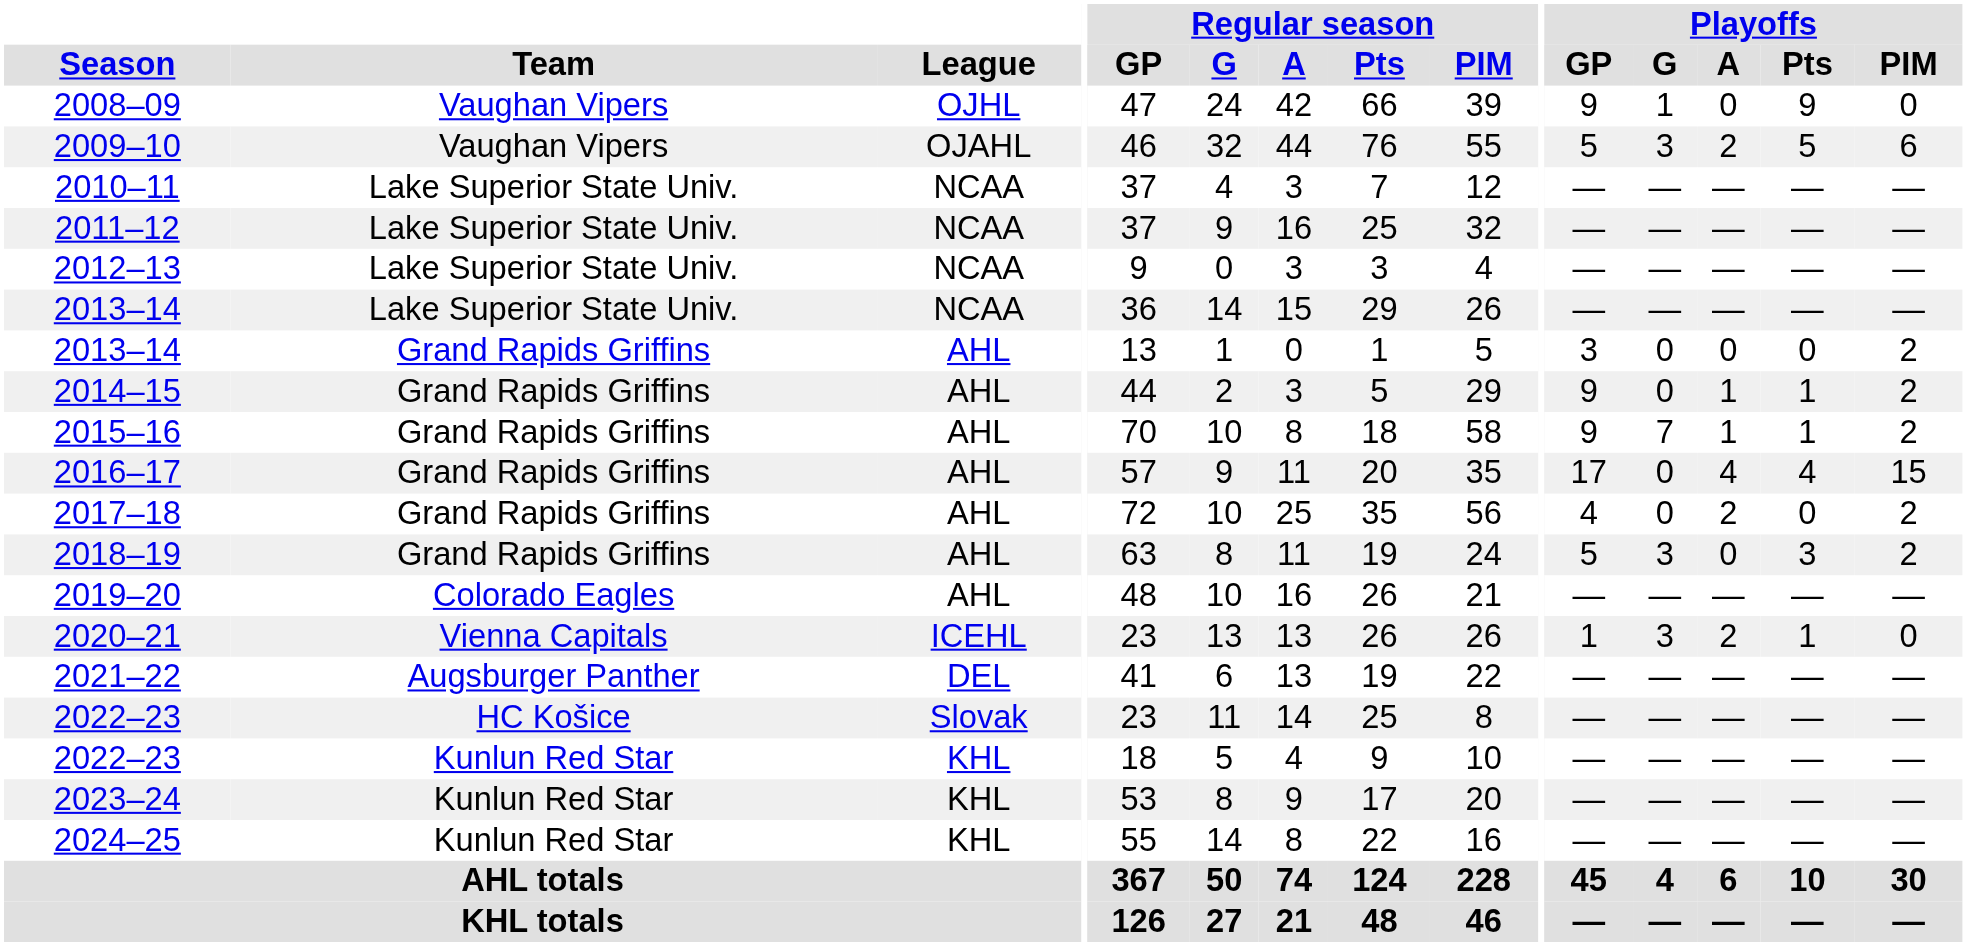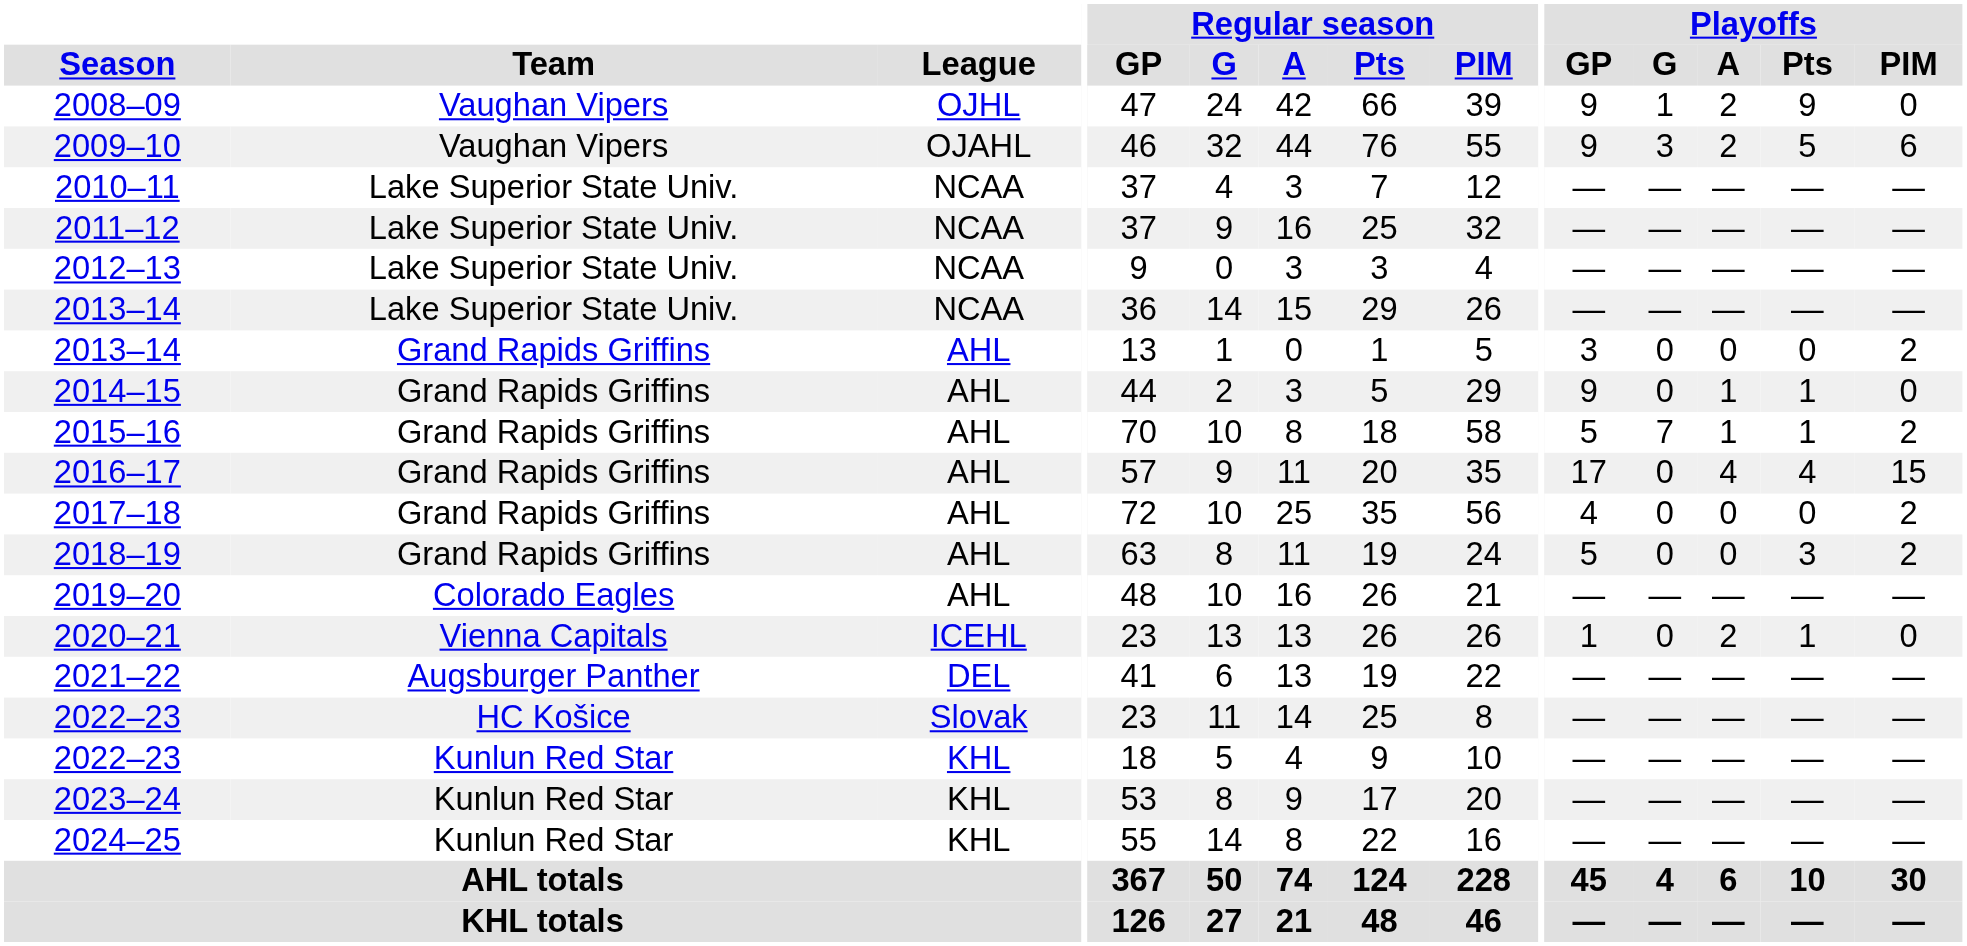(1728, 105) 0 -> (1728, 105) 2
(1589, 146) 5 -> (1589, 146) 9
(1909, 391) 2 -> (1909, 391) 0
(1589, 431) 9 -> (1589, 431) 5
(1728, 513) 2 -> (1728, 513) 0
(1665, 554) 3 -> (1665, 554) 0
(1665, 635) 3 -> (1665, 635) 0
